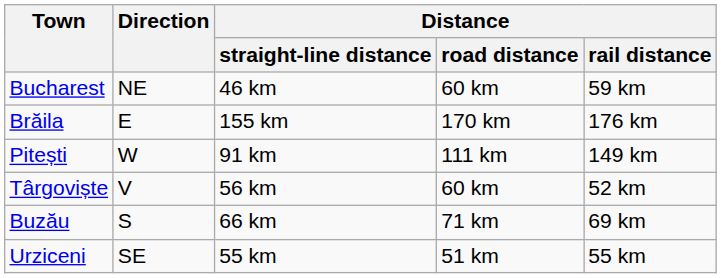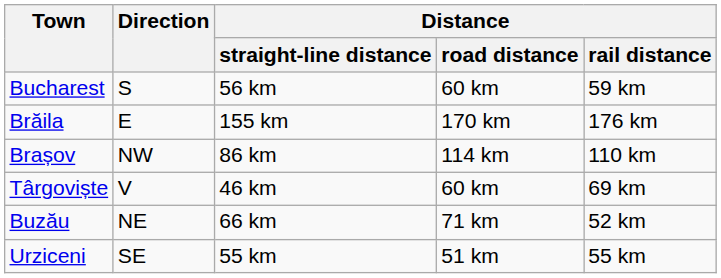(133, 88) NE -> (125, 88) S
(248, 88) 46 km -> (248, 88) 56 km
- row: (38, 155)
+ row: (42, 155)
(248, 188) 56 km -> (248, 188) 46 km
(617, 188) 52 km -> (617, 188) 69 km
(125, 222) S -> (133, 222) NE
(617, 222) 69 km -> (617, 222) 52 km
